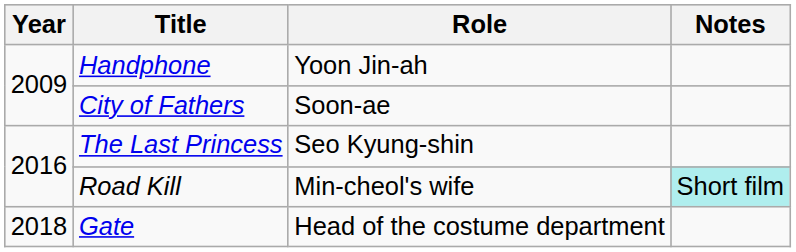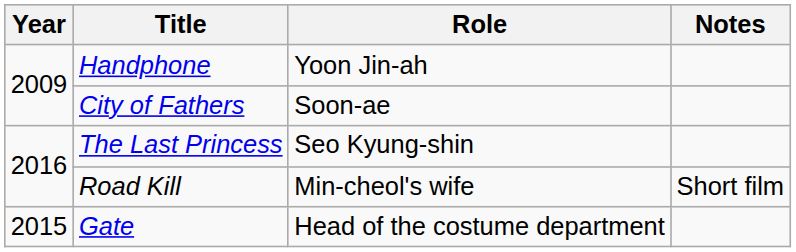(730, 186) paleturquoise background -> (730, 186) no background
(39, 226) 2018 -> (39, 226) 2015
